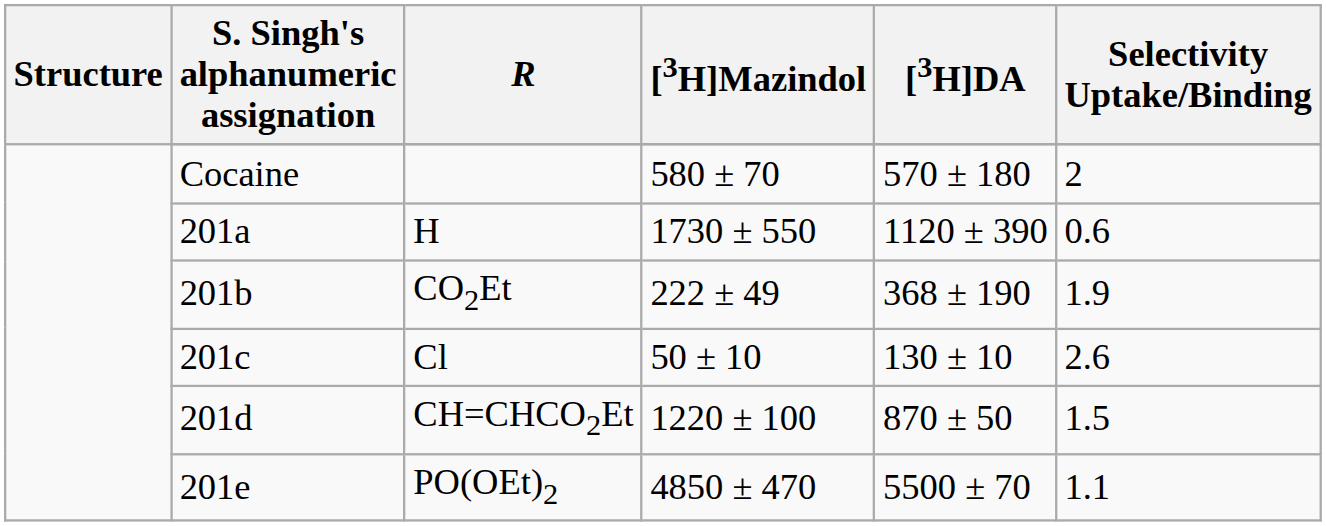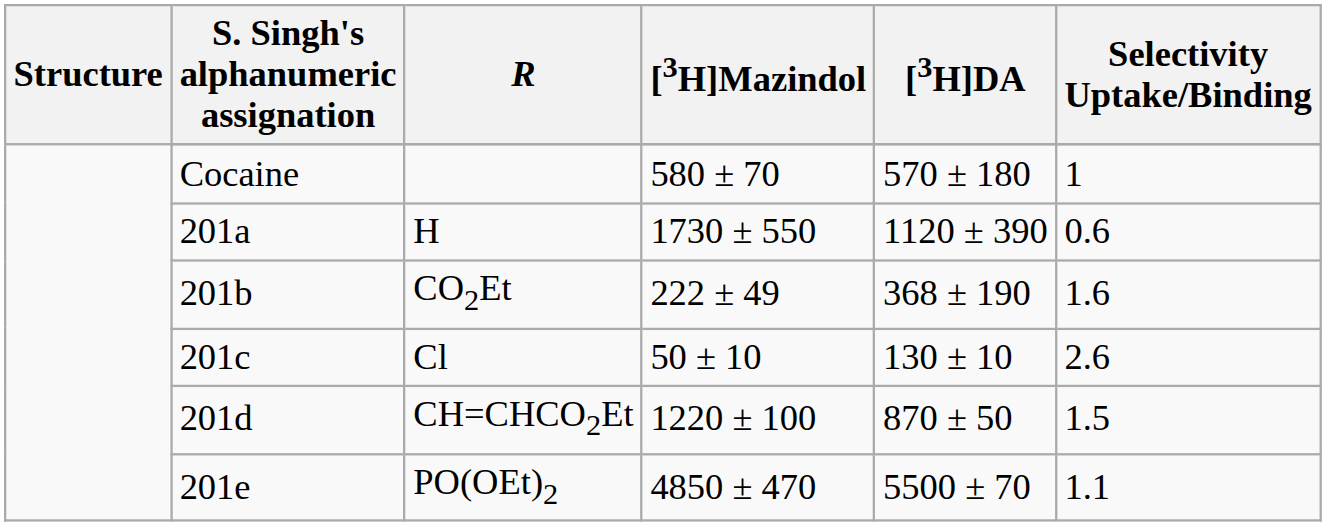(1074, 173) 2 -> (1074, 173) 1
(1087, 293) 1.9 -> (1087, 293) 1.6
